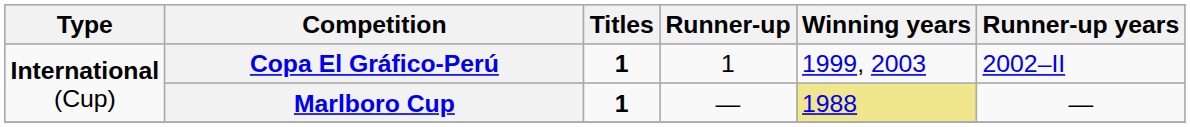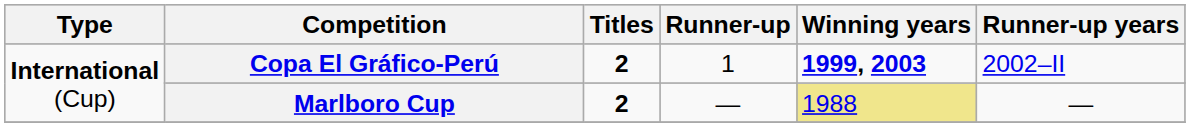(622, 64) 1 -> (622, 64) 2
(864, 64) normal -> (864, 64) bold
(622, 103) 1 -> (622, 103) 2
